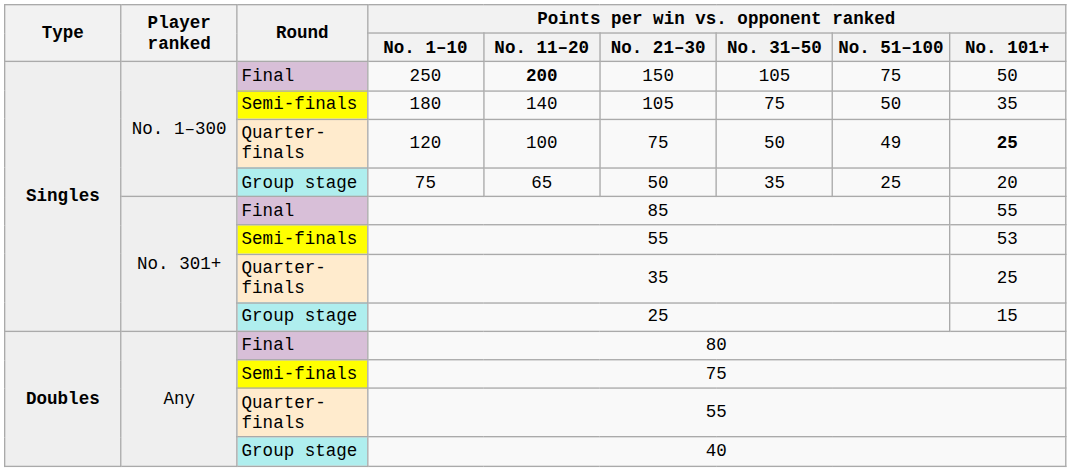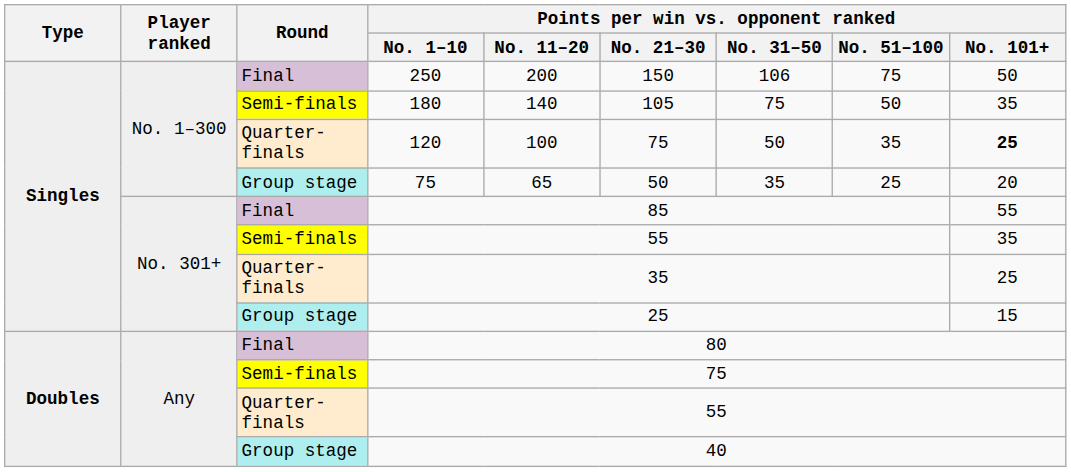(542, 76) bold -> (542, 76) normal
(774, 76) 105 -> (774, 76) 106
(891, 144) 49 -> (891, 144) 35
(1007, 239) 53 -> (1007, 239) 35
